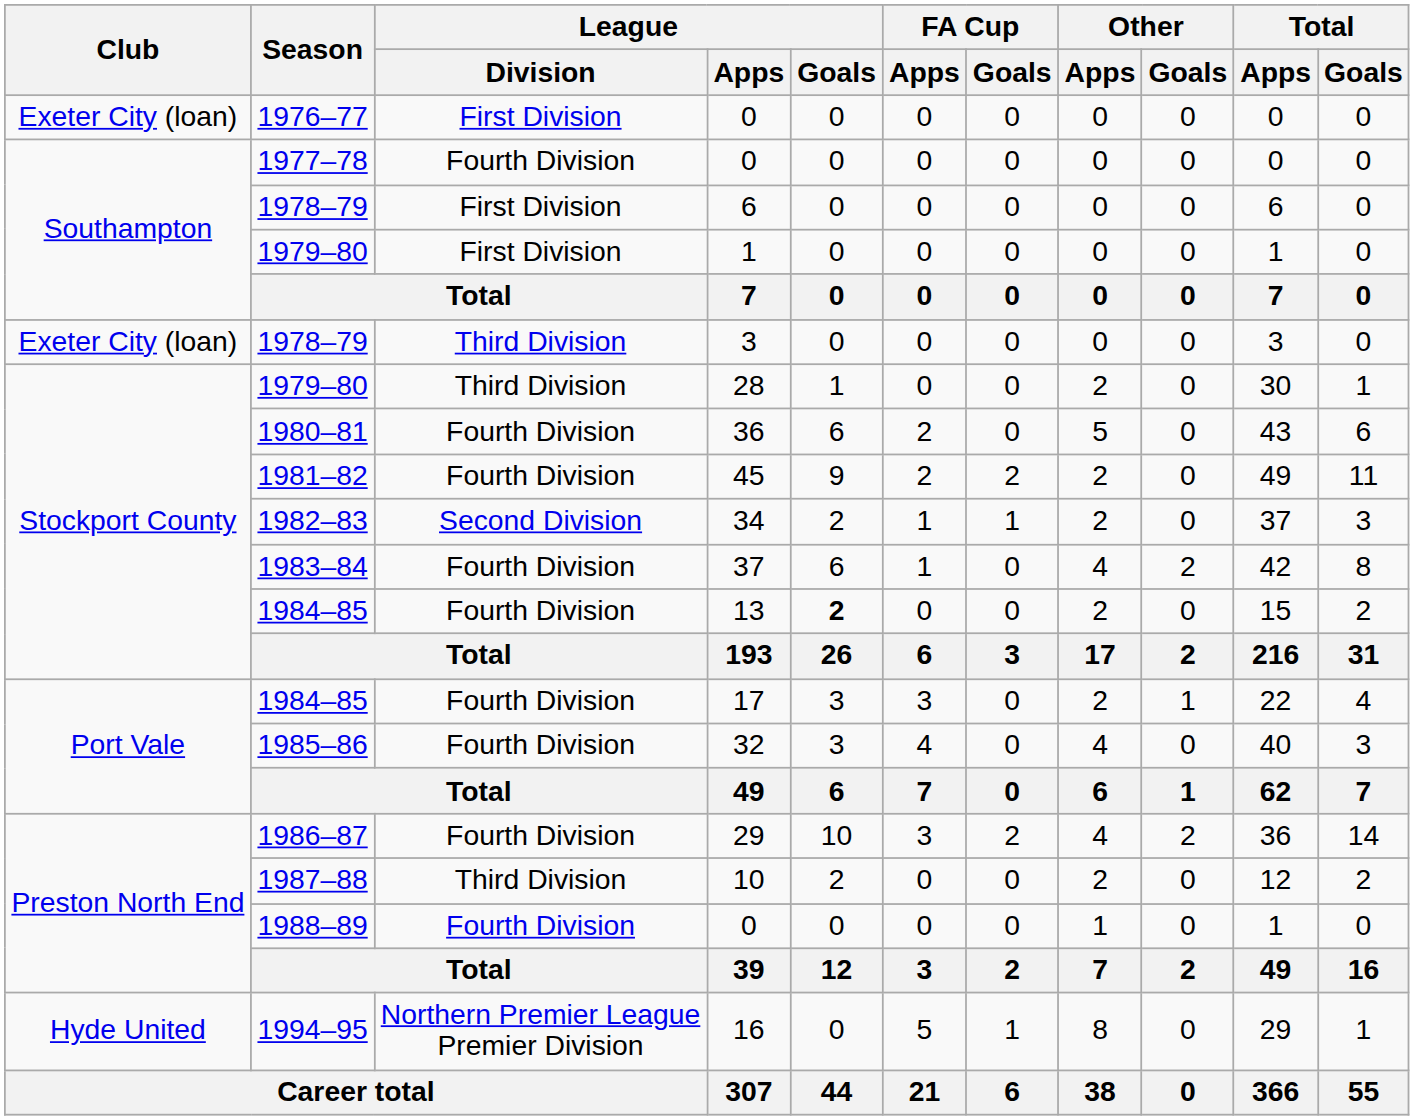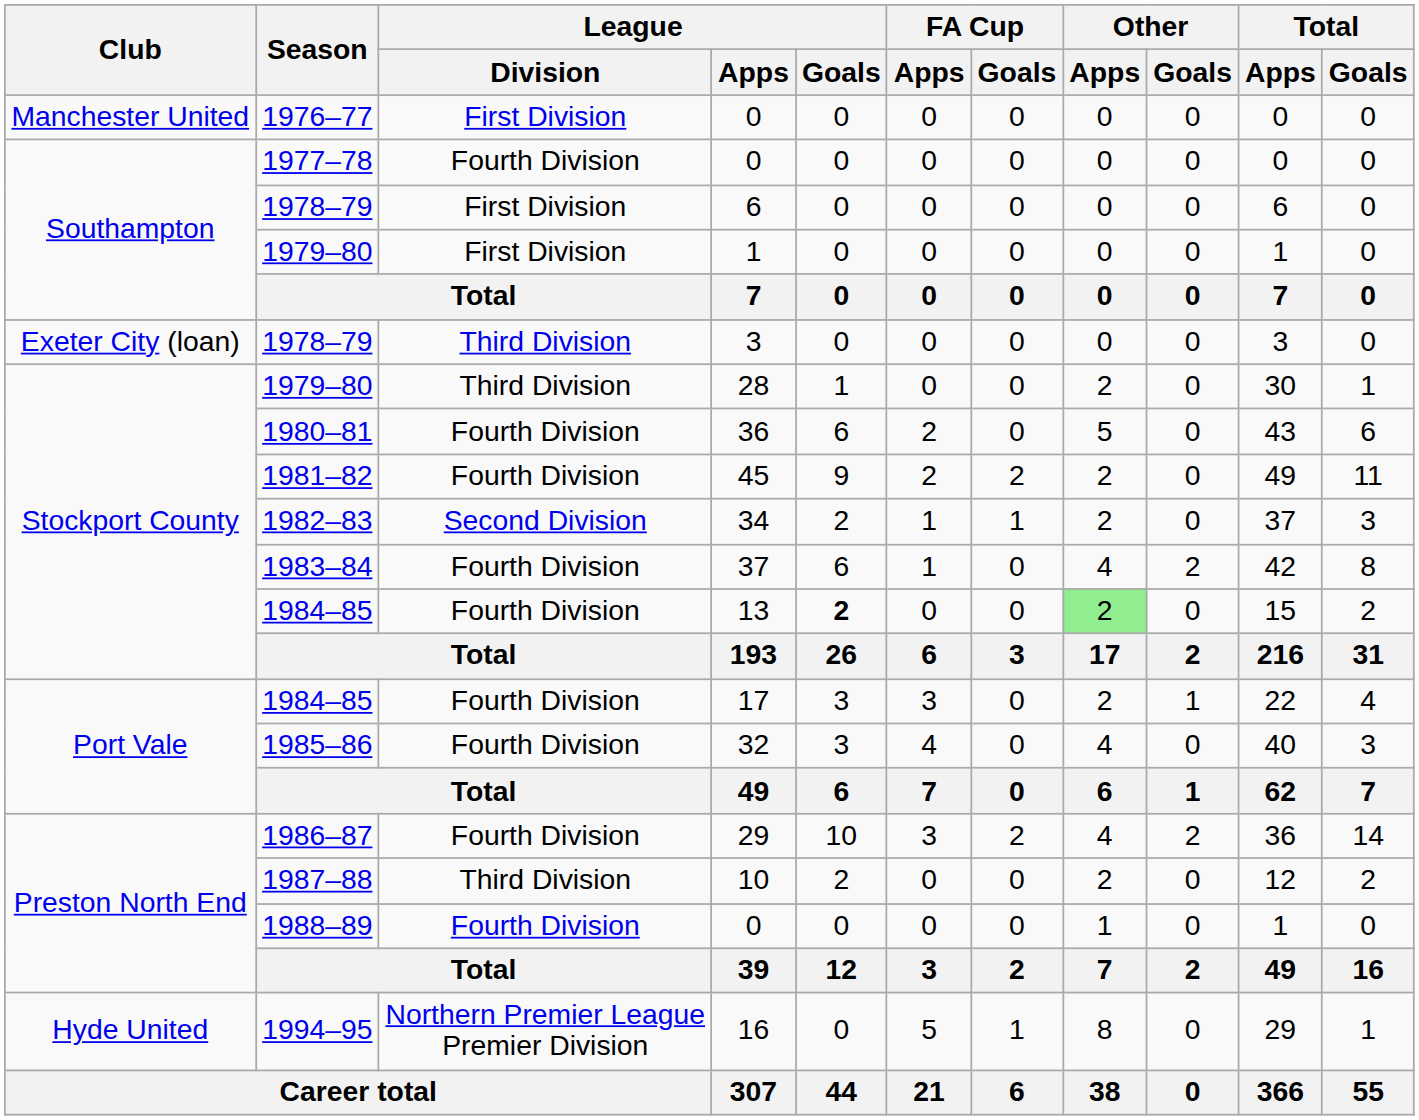(128, 116) Exeter City (loan) -> (130, 116) Manchester United
(1100, 610) no background -> (1105, 610) lightgreen background
